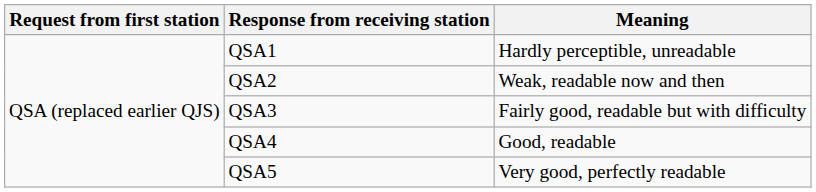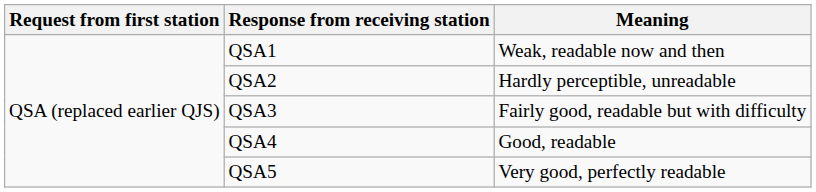(617, 50) Hardly perceptible, unreadable -> (612, 50) Weak, readable now and then
(612, 80) Weak, readable now and then -> (617, 80) Hardly perceptible, unreadable
